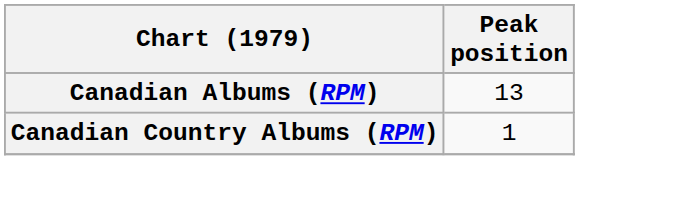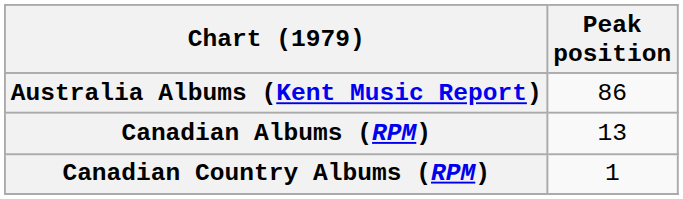+ row: (276, 93)
